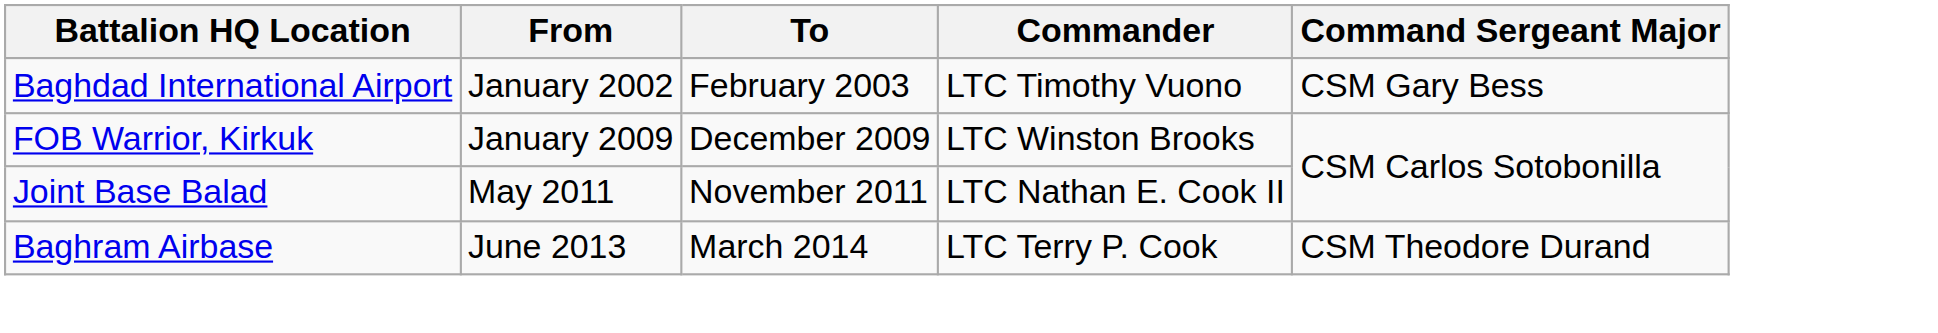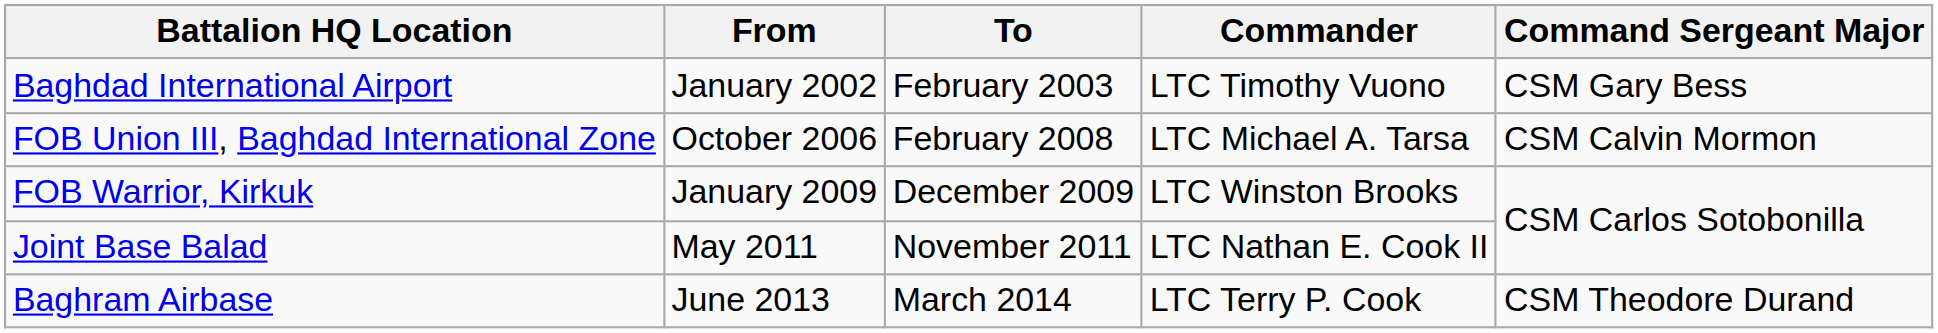+ row: (334, 138)
